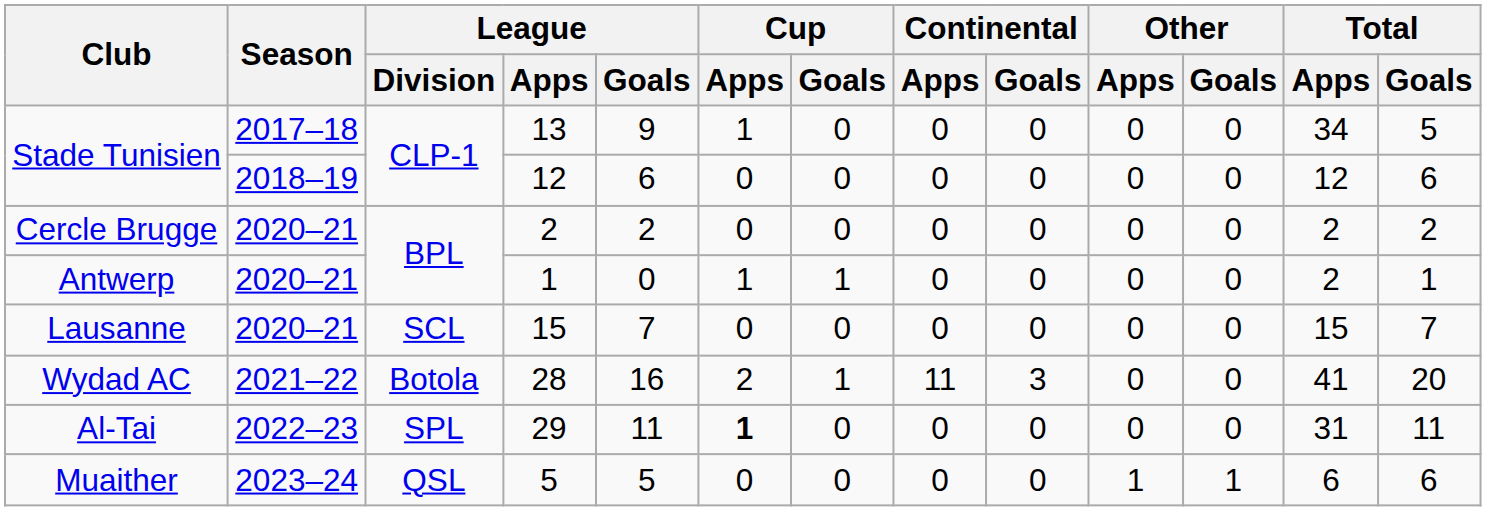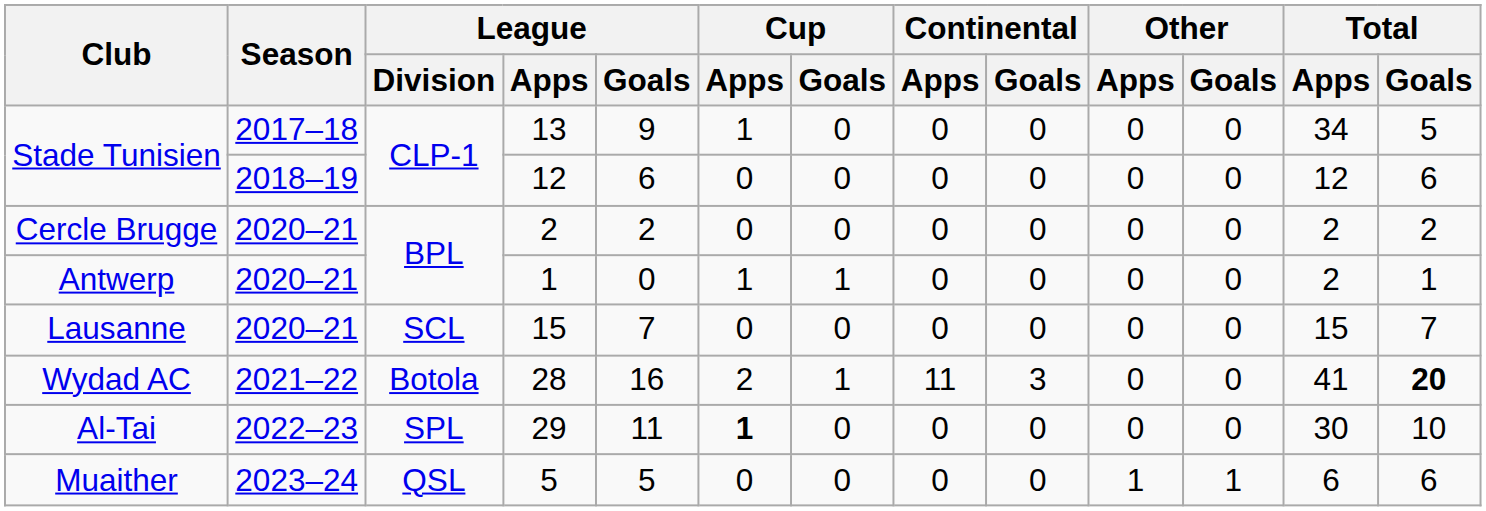(1429, 379) normal -> (1429, 379) bold
(1331, 429) 31 -> (1331, 429) 30
(1429, 429) 11 -> (1429, 429) 10
